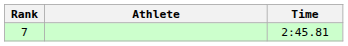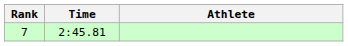columns swapped: (156, 14) <-> (305, 14)
